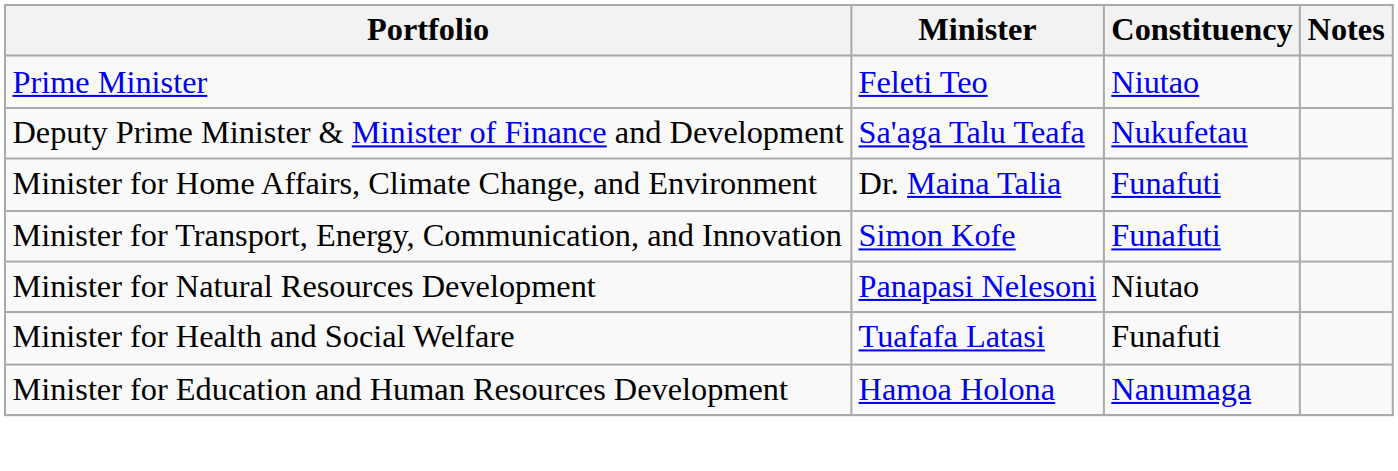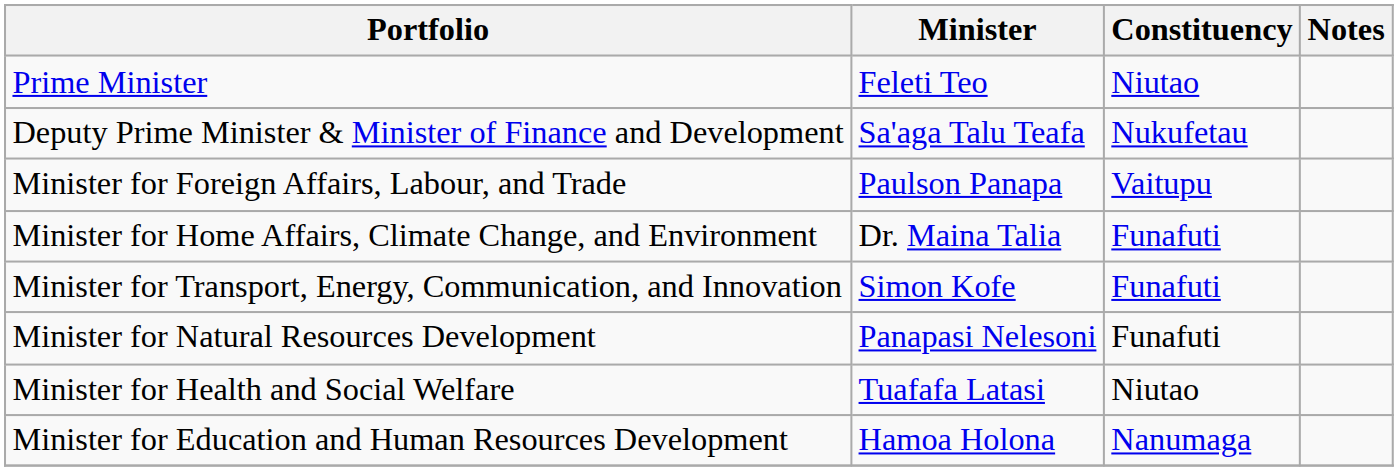+ row: (319, 183)
(1155, 286) Niutao -> (1166, 337) Funafuti
(1166, 337) Funafuti -> (1155, 388) Niutao
